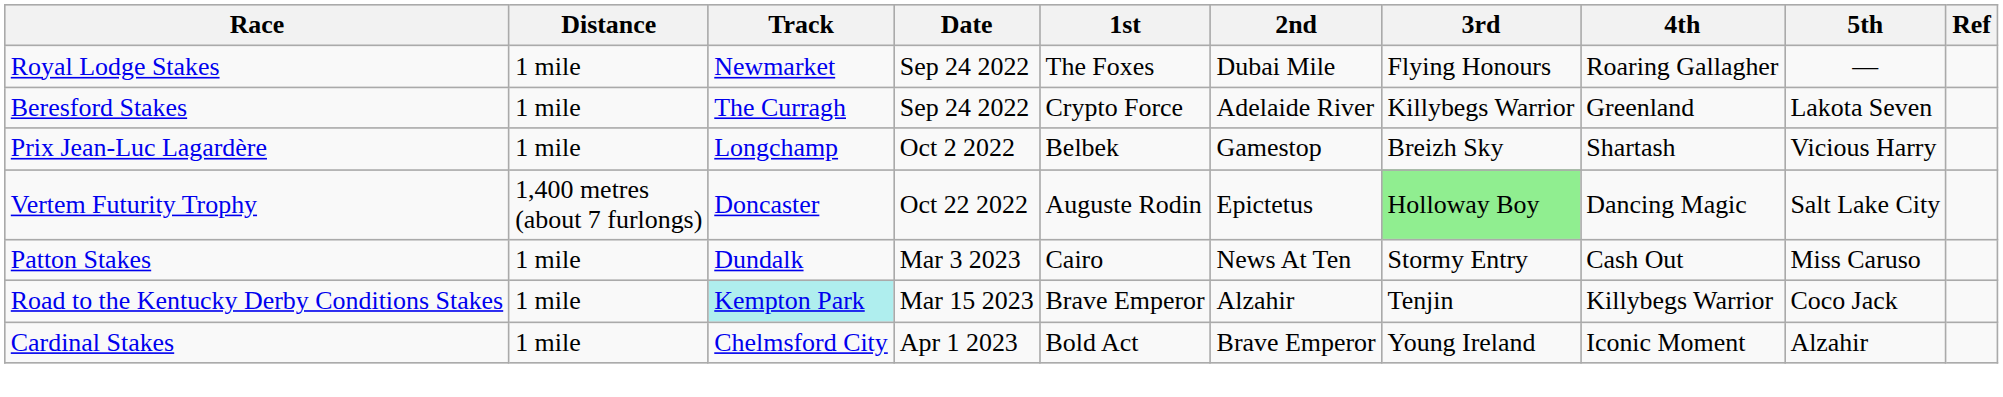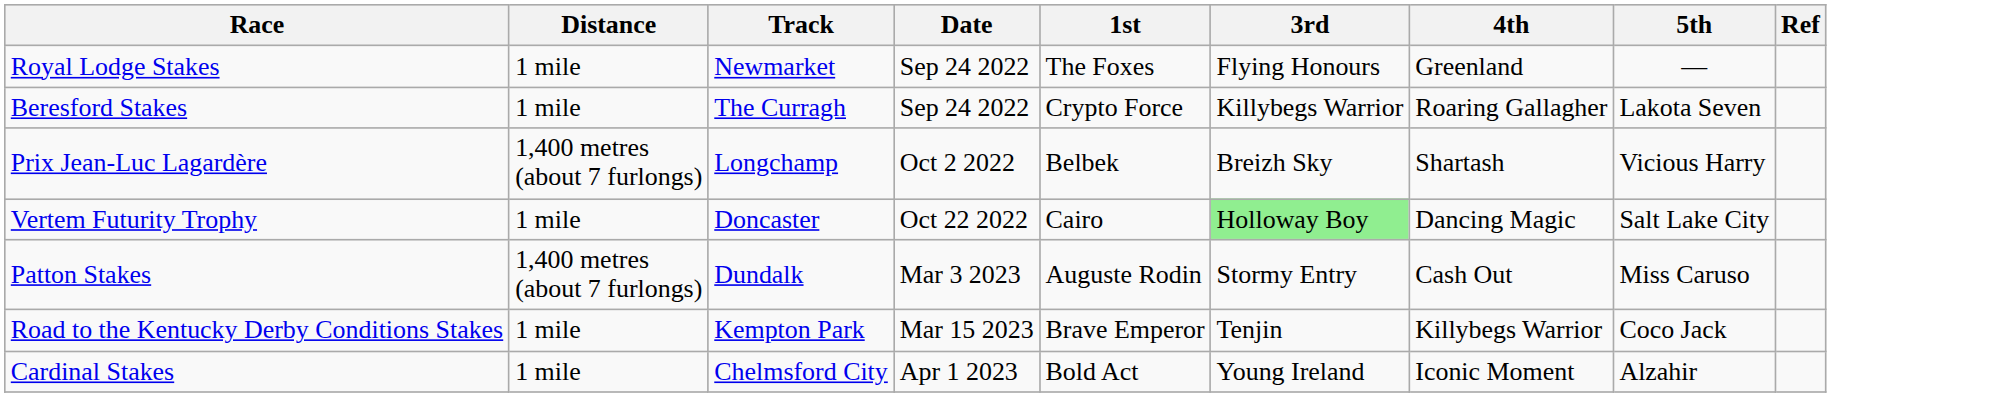- column: (1296, 25)
(1682, 66) Roaring Gallagher -> (1469, 66) Greenland
(1640, 107) Greenland -> (1511, 107) Roaring Gallagher
(548, 148) 1 mile -> (609, 162) 1,400 metres (about 7 furlongs)
(609, 204) 1,400 metres (about 7 furlongs) -> (548, 218) 1 mile
(1124, 204) Auguste Rodin -> (1074, 218) Cairo
(548, 259) 1 mile -> (609, 274) 1,400 metres (about 7 furlongs)
(1074, 259) Cairo -> (1124, 274) Auguste Rodin
(789, 300) paleturquoise background -> (789, 330) no background
